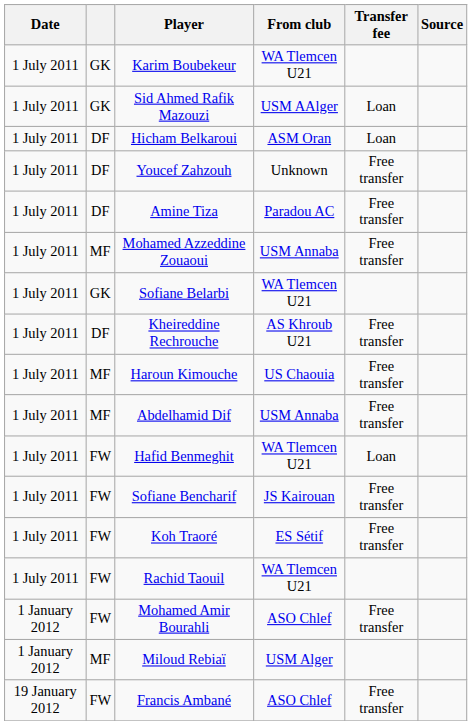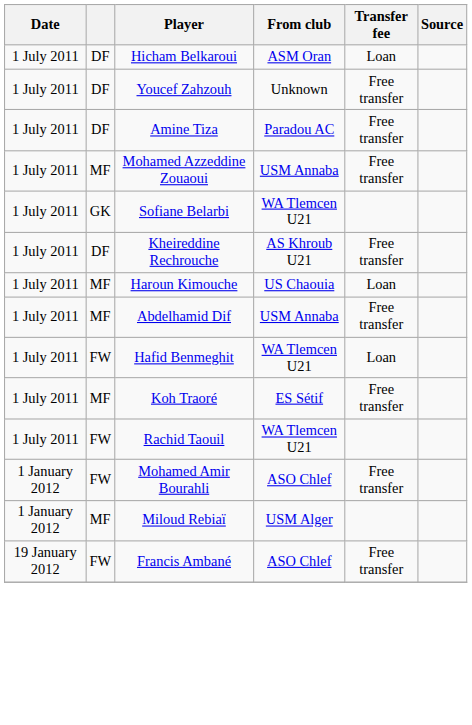- row: (184, 65)
- row: (184, 105)
(381, 374) Free transfer -> (381, 284) Loan
- row: (184, 496)
(100, 537) FW -> (100, 397) MF
